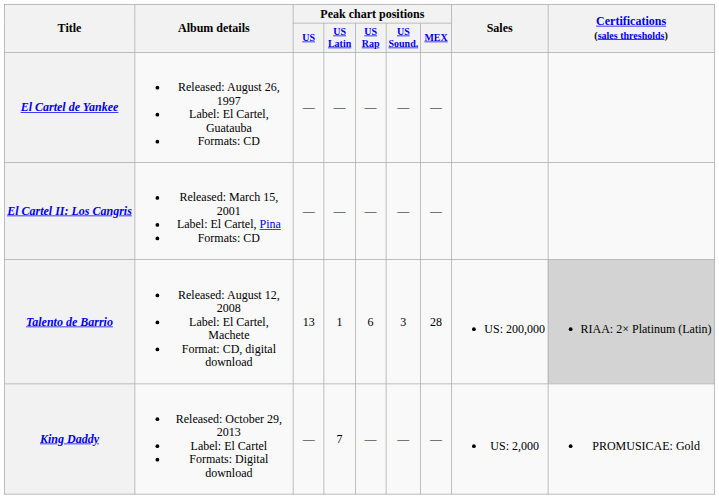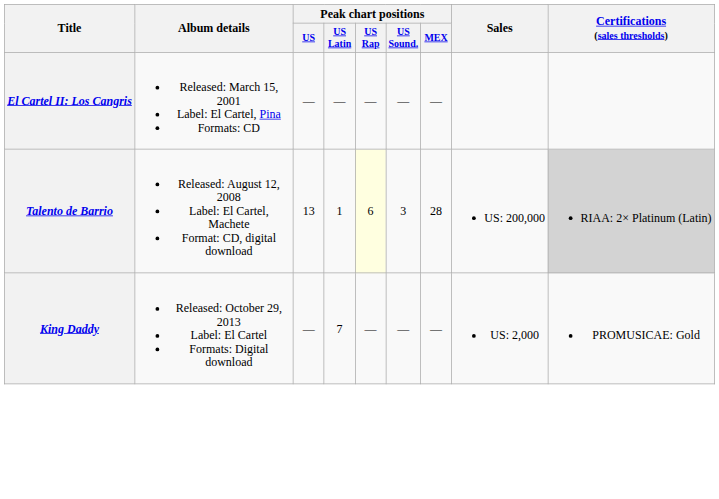- row: (69, 107)
(371, 321) no background -> (371, 211) lightyellow background
